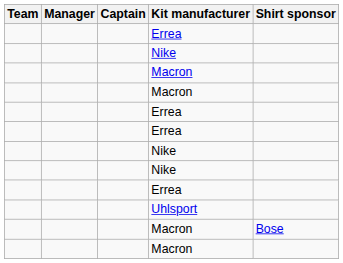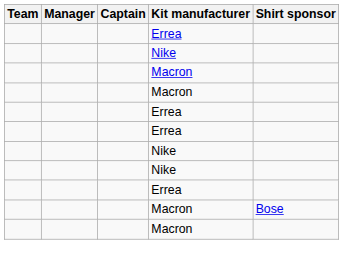- row: (23, 210)
